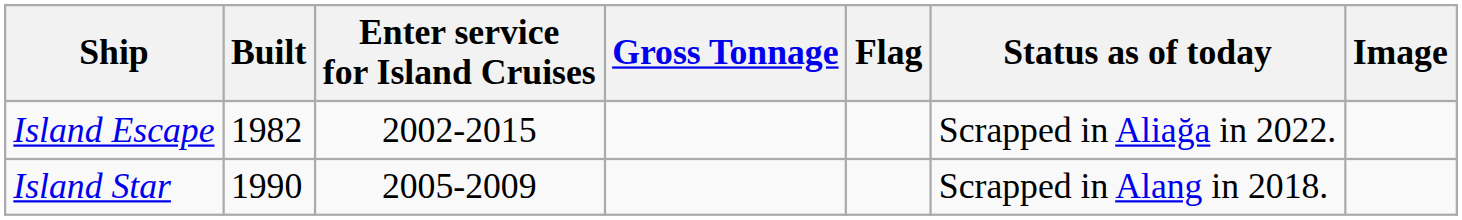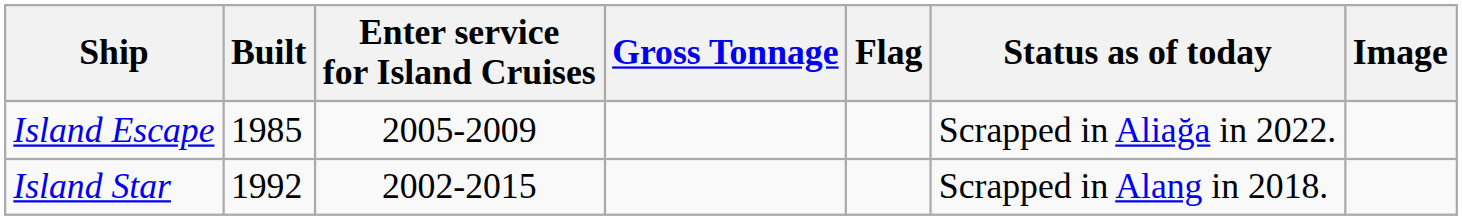(267, 129) 1982 -> (267, 129) 1985
(459, 129) 2002-2015 -> (459, 129) 2005-2009
(267, 186) 1990 -> (267, 186) 1992
(459, 186) 2005-2009 -> (459, 186) 2002-2015
